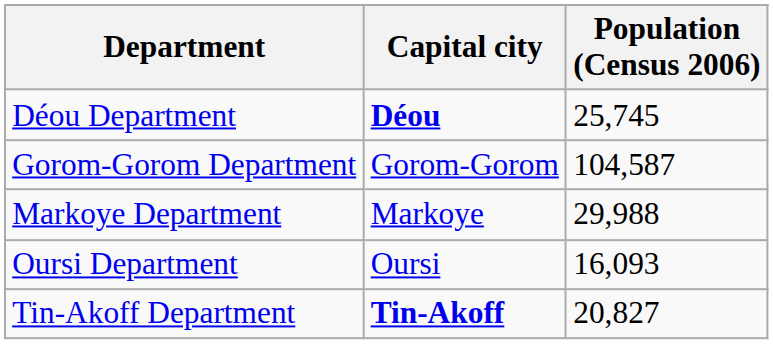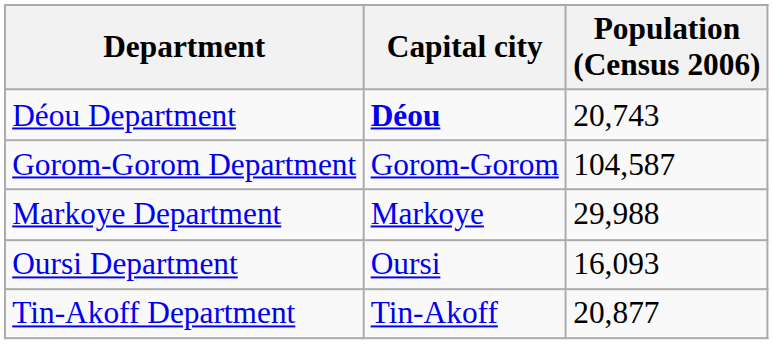(616, 114) 25,745 -> (616, 114) 20,743
(437, 313) bold -> (434, 313) normal
(616, 313) 20,827 -> (616, 313) 20,877
